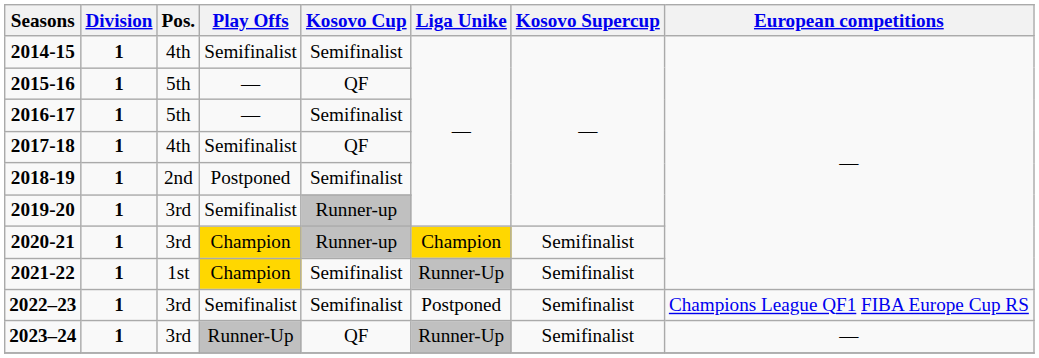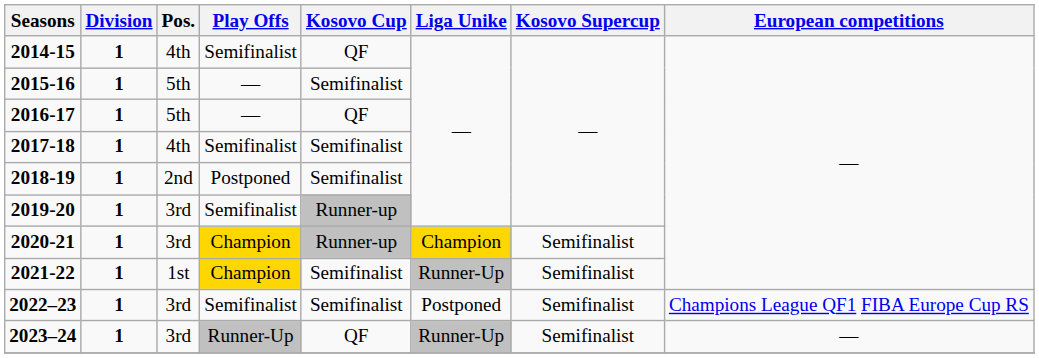(356, 51) Semifinalist -> (356, 51) QF
(356, 83) QF -> (356, 83) Semifinalist
(356, 114) Semifinalist -> (356, 114) QF
(356, 146) QF -> (356, 146) Semifinalist
